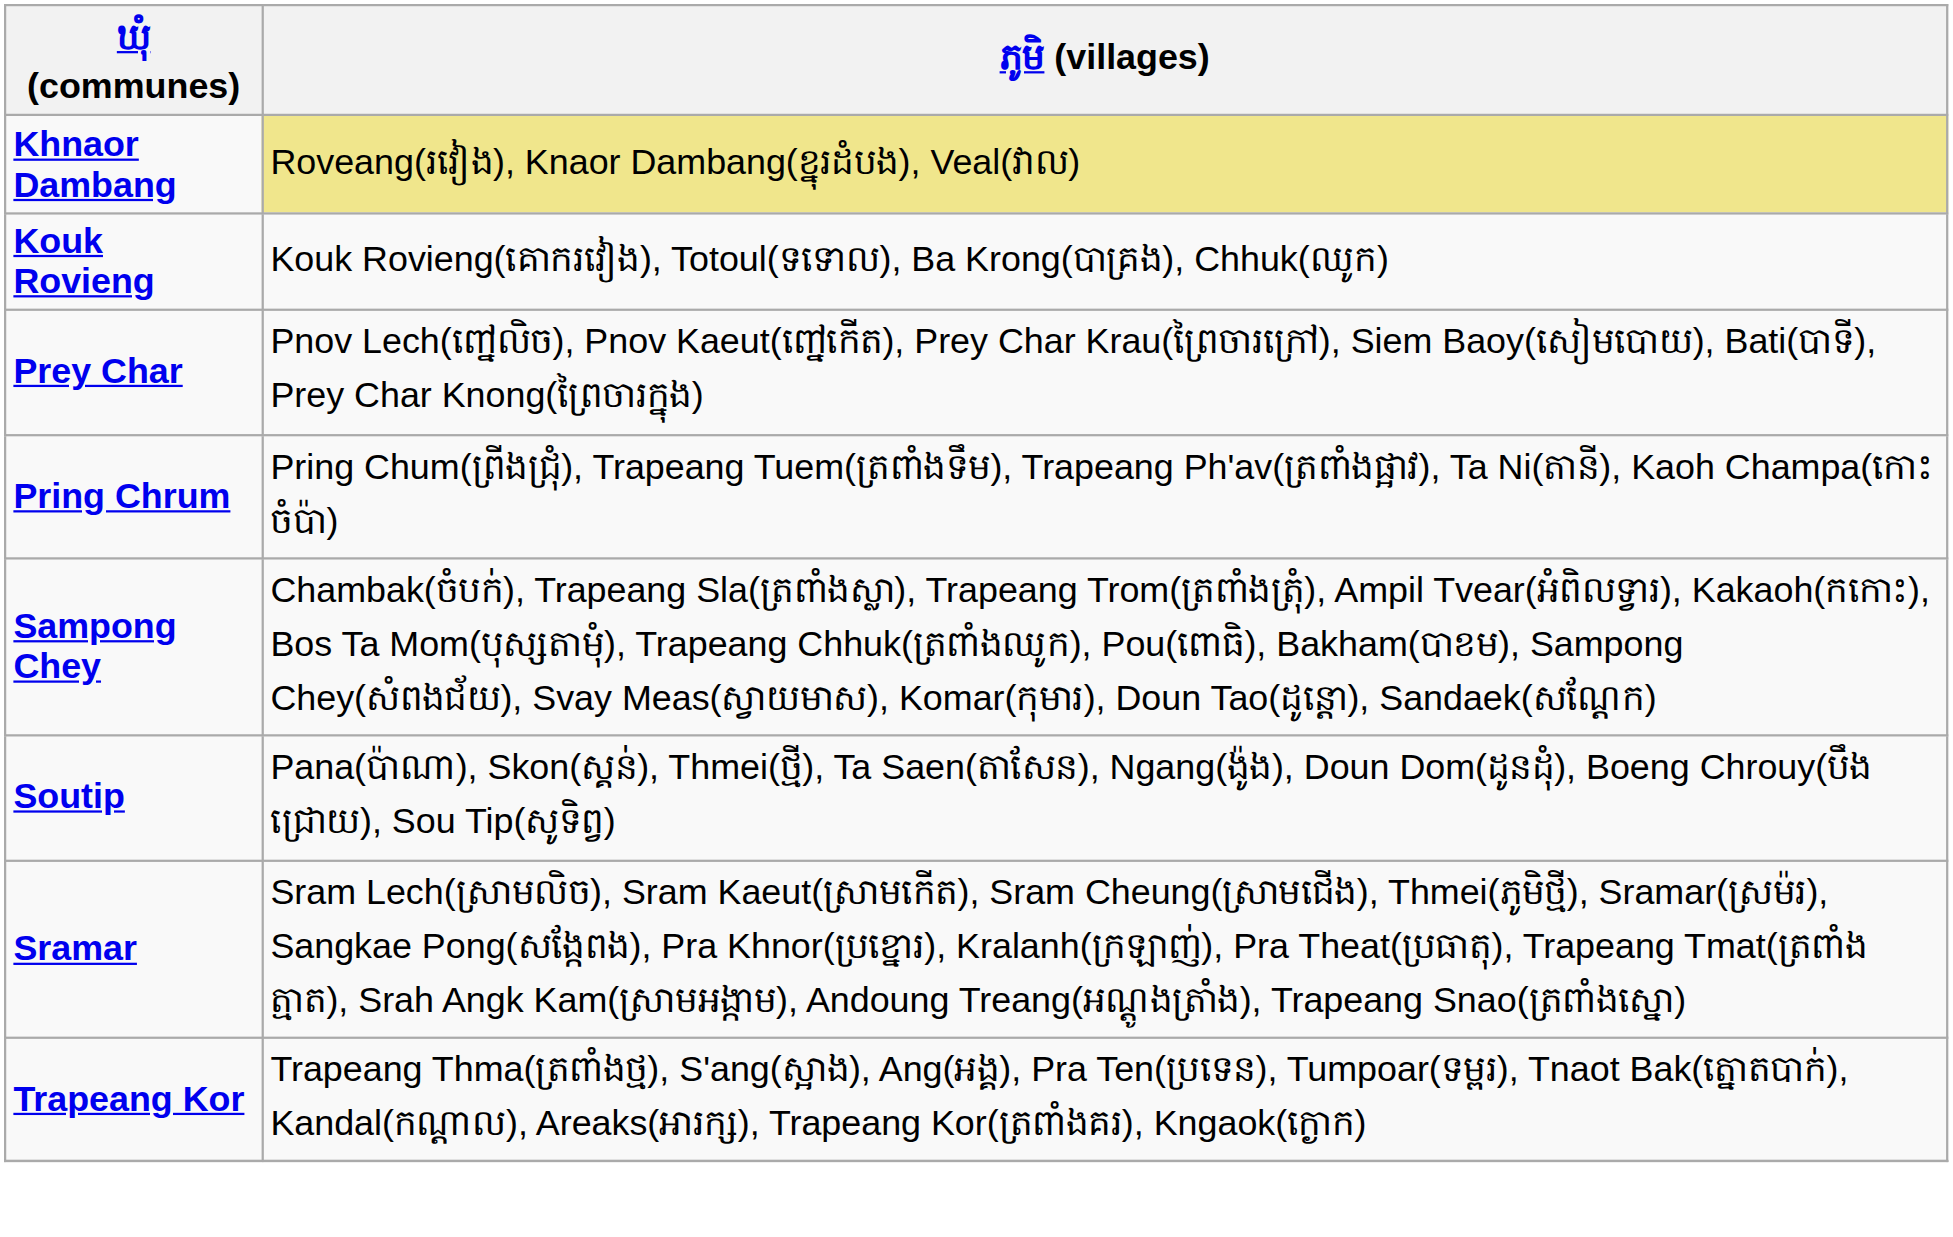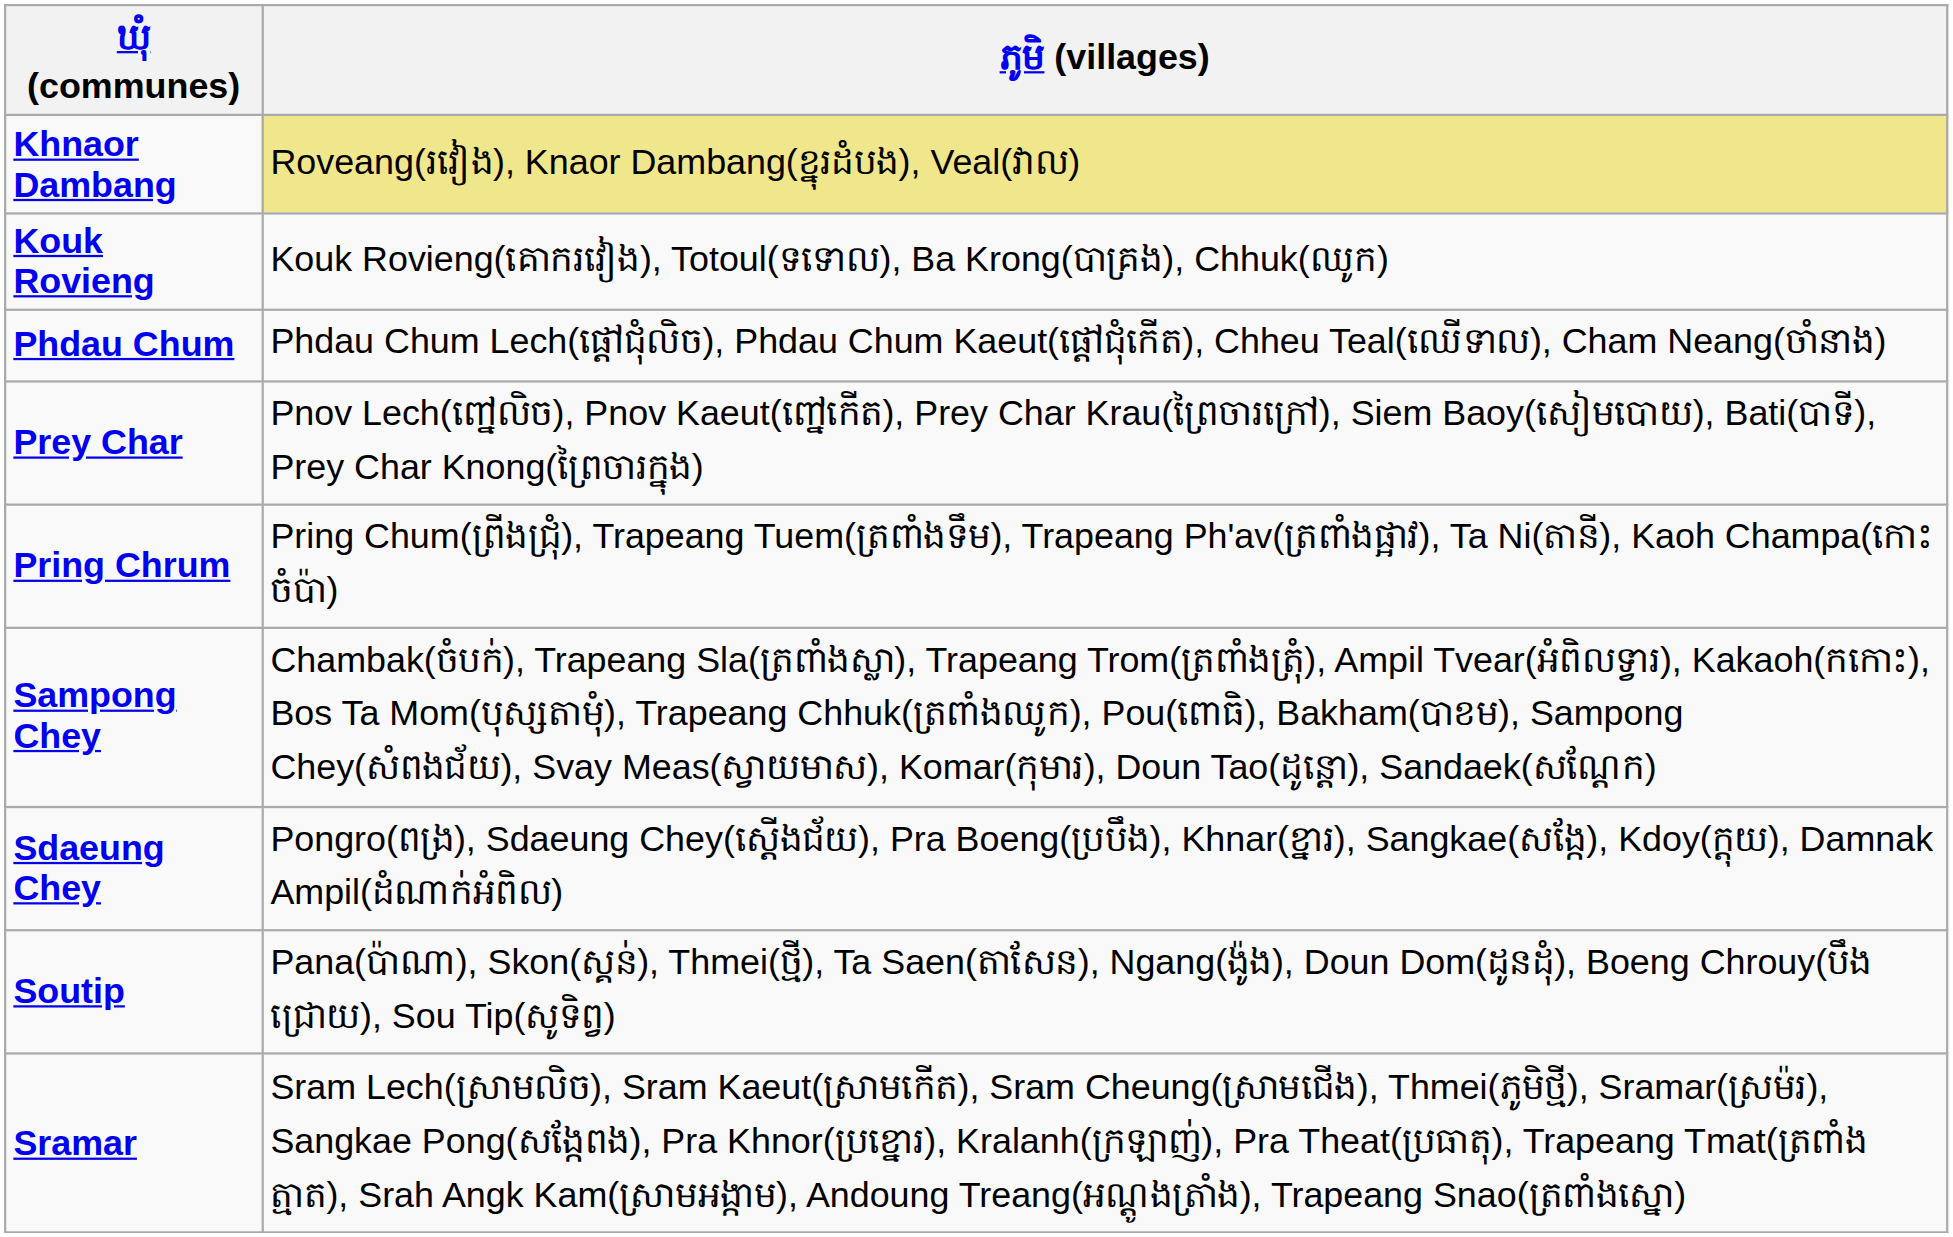+ row: (124, 344)
+ row: (89, 867)
- row: (129, 1099)
